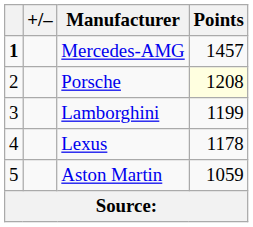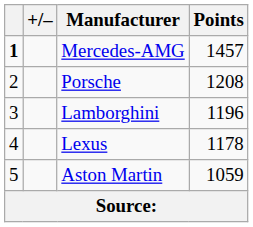(225, 82) lightyellow background -> (225, 82) no background
(225, 113) 1199 -> (225, 113) 1196
